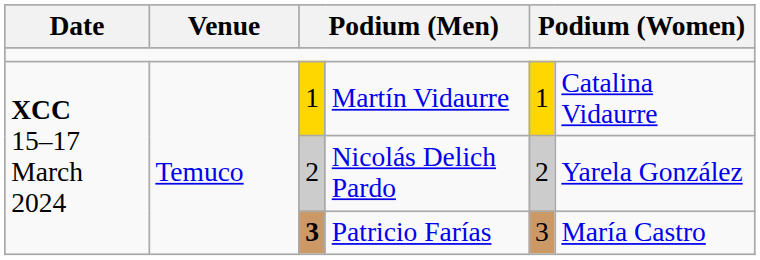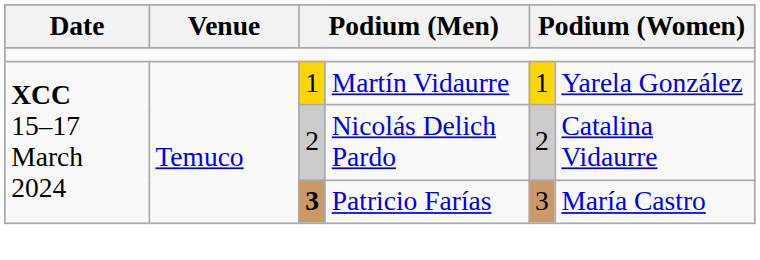(609, 98) Catalina Vidaurre -> (652, 82) Yarela González
(652, 172) Yarela González -> (609, 141) Catalina Vidaurre
